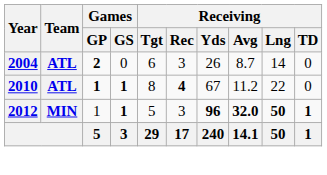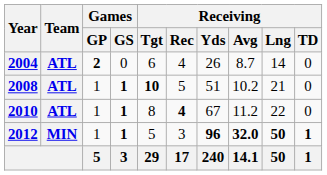(182, 63) 3 -> (182, 63) 4
+ row: (23, 87)
(97, 87) bold -> (97, 110) normal
